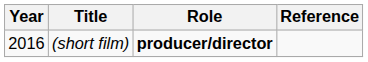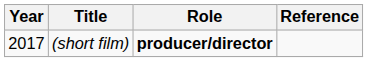(26, 43) 2016 -> (26, 43) 2017
